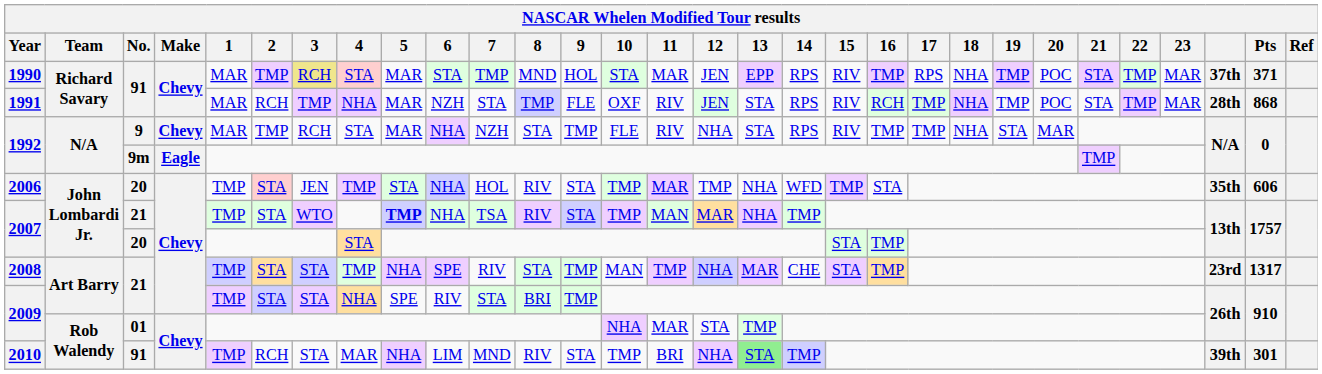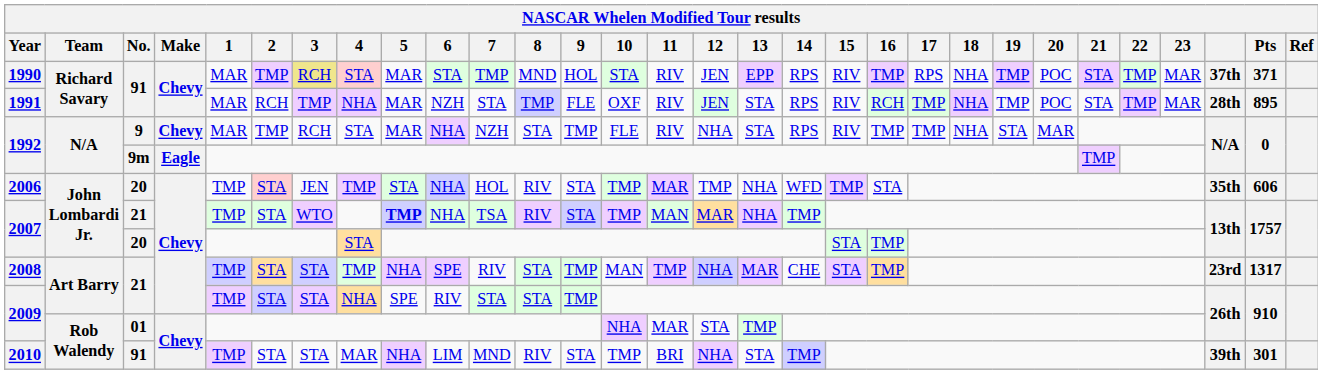(670, 74) MAR -> (670, 74) RIV
(1265, 102) 868 -> (1265, 102) 895
(537, 299) BRI -> (537, 299) STA
(272, 355) RCH -> (272, 355) STA
(760, 355) lightgreen background -> (760, 355) no background
